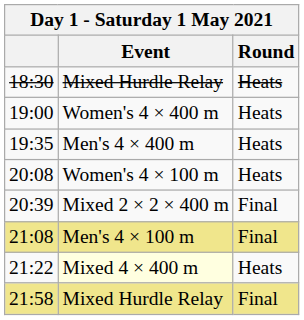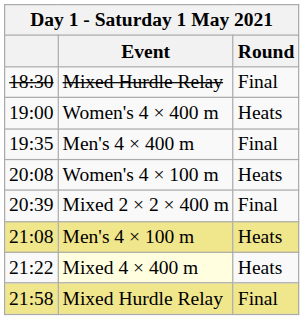(260, 81) Heats -> (258, 81) Final
(260, 143) Heats -> (258, 143) Final
(258, 236) Final -> (260, 236) Heats
